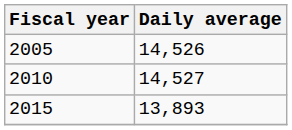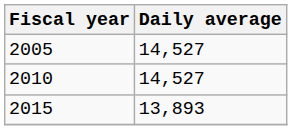(172, 50) 14,526 -> (172, 50) 14,527
